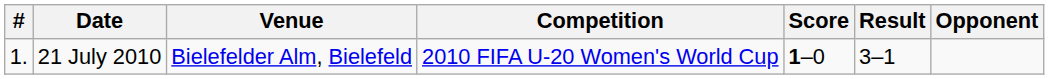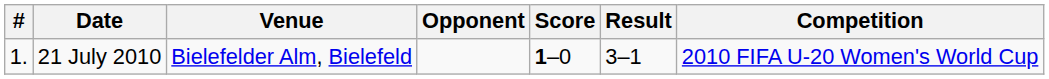columns swapped: (987, 21) <-> (600, 21)
